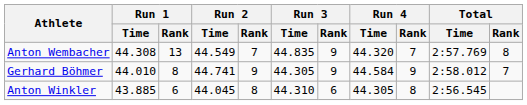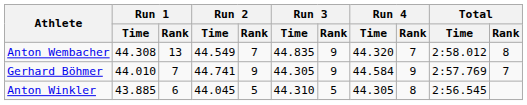(459, 52) 2:57.769 -> (459, 52) 2:58.012
(175, 71) 8 -> (175, 71) 7
(459, 71) 2:58.012 -> (459, 71) 2:57.769
(254, 90) 8 -> (254, 90) 5
(334, 90) 6 -> (334, 90) 5
